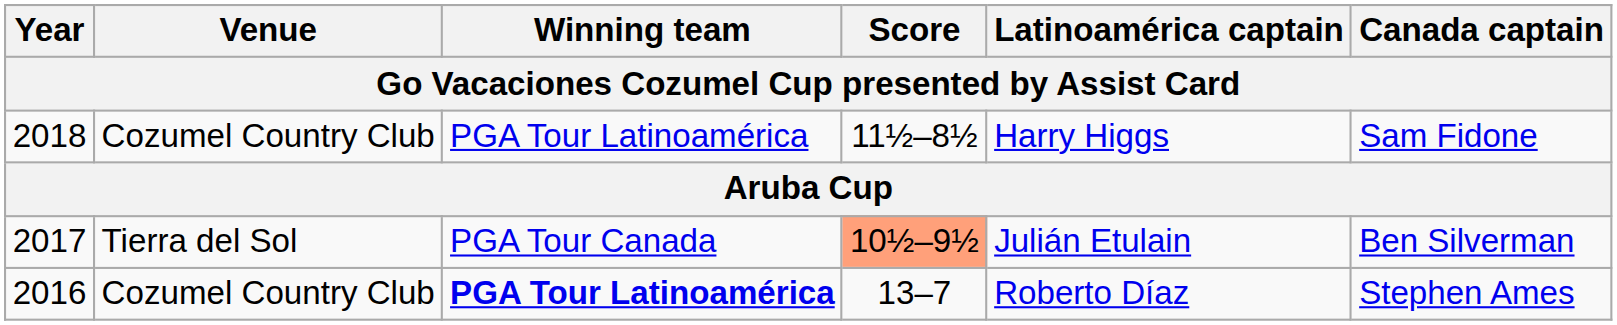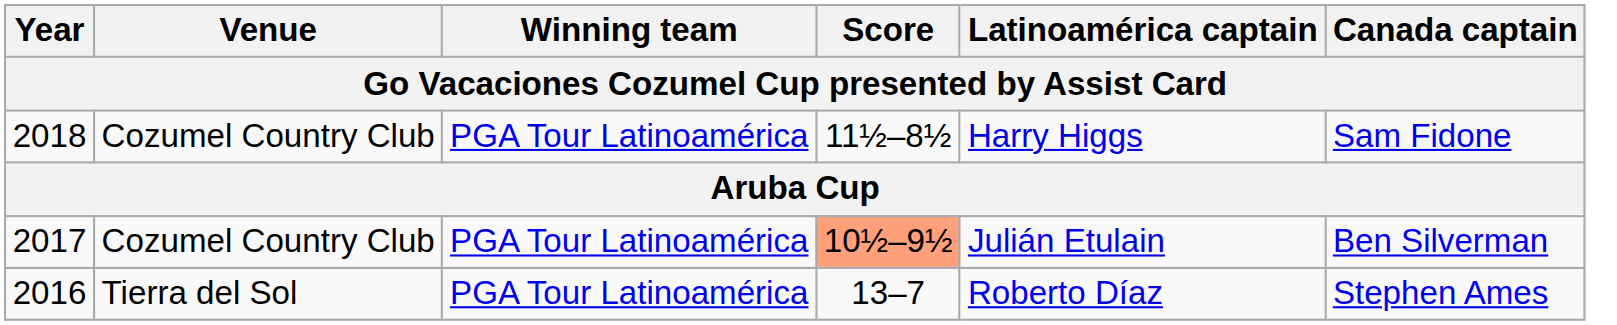(199, 240) Tierra del Sol -> (268, 240) Cozumel Country Club
(583, 240) PGA Tour Canada -> (629, 240) PGA Tour Latinoamérica
(268, 293) Cozumel Country Club -> (199, 293) Tierra del Sol
(642, 293) bold -> (629, 293) normal
